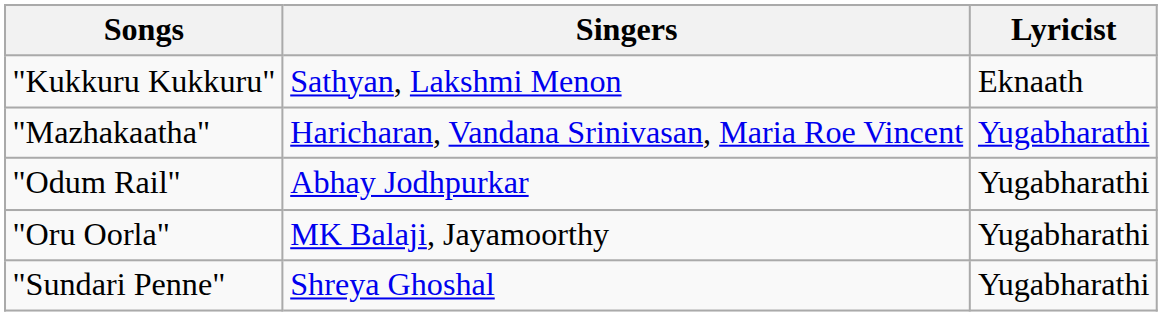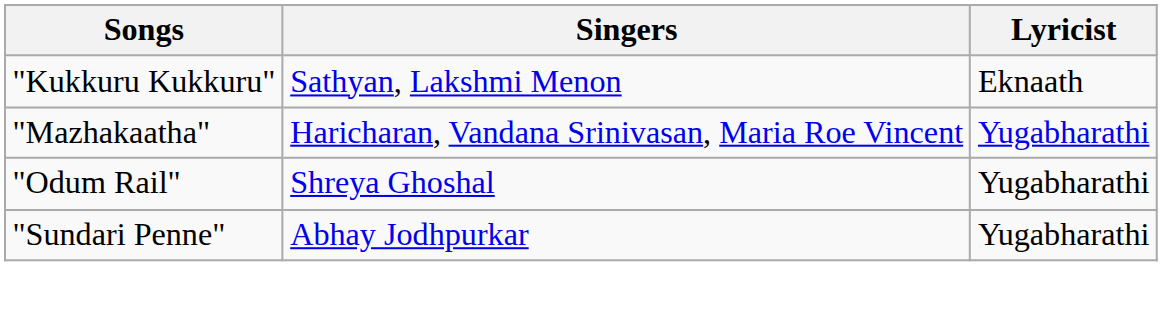(409, 183) Abhay Jodhpurkar -> (392, 183) Shreya Ghoshal
- row: (91, 234)
(392, 285) Shreya Ghoshal -> (409, 234) Abhay Jodhpurkar
